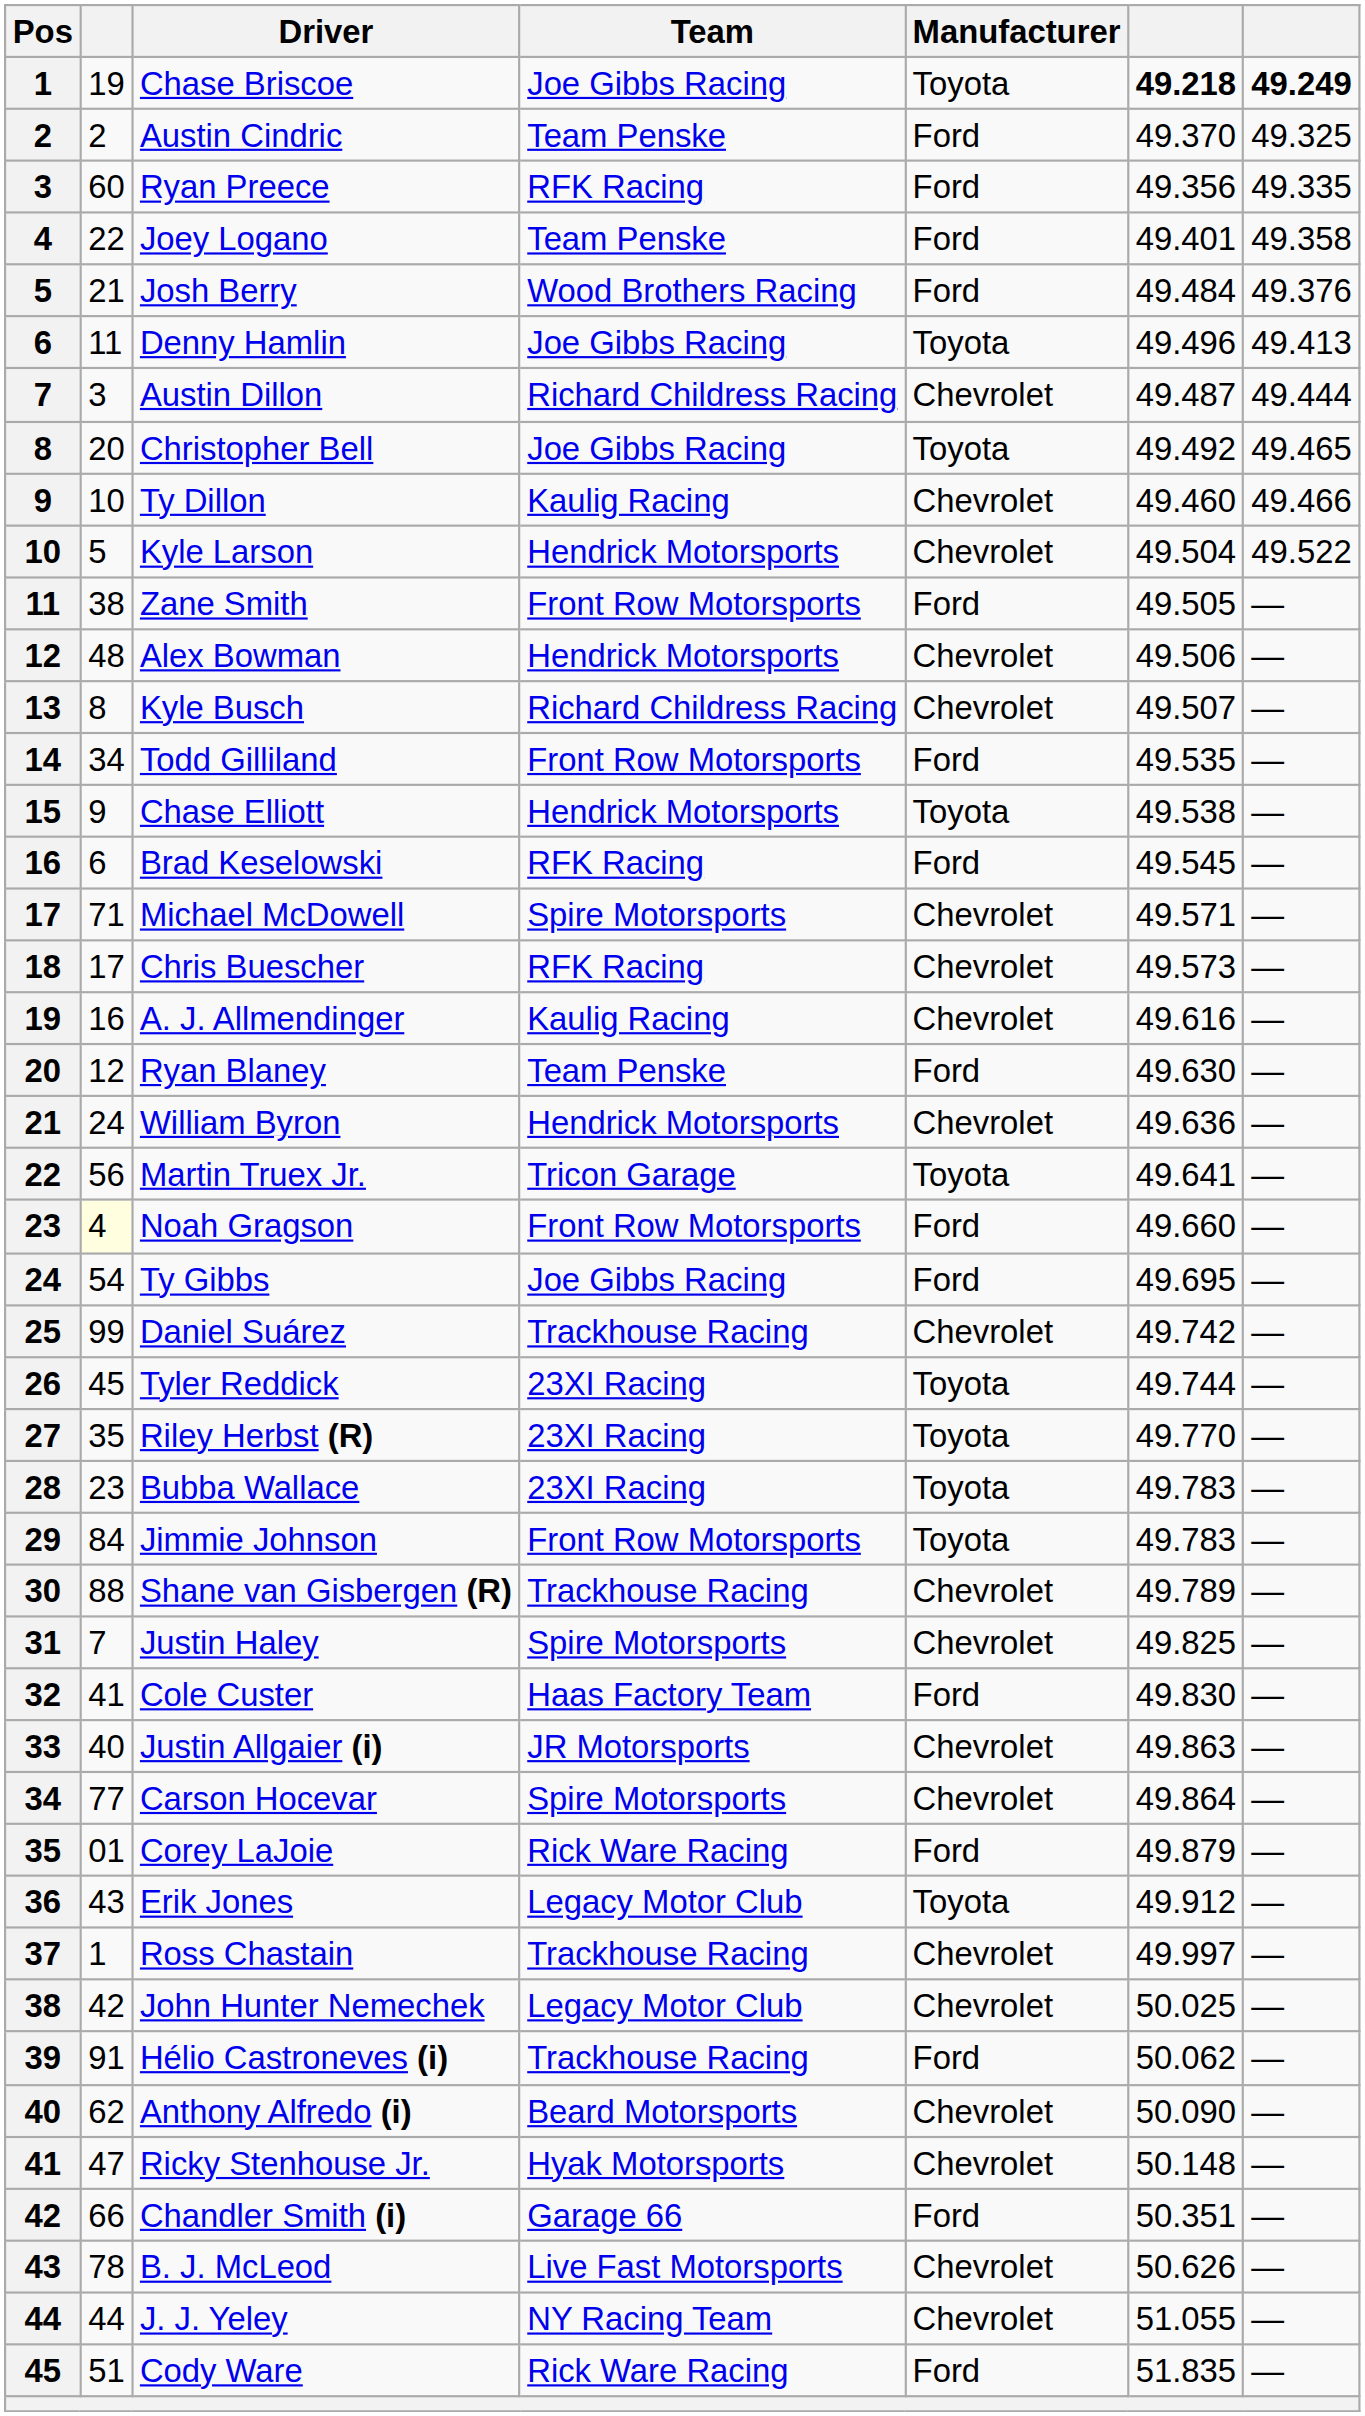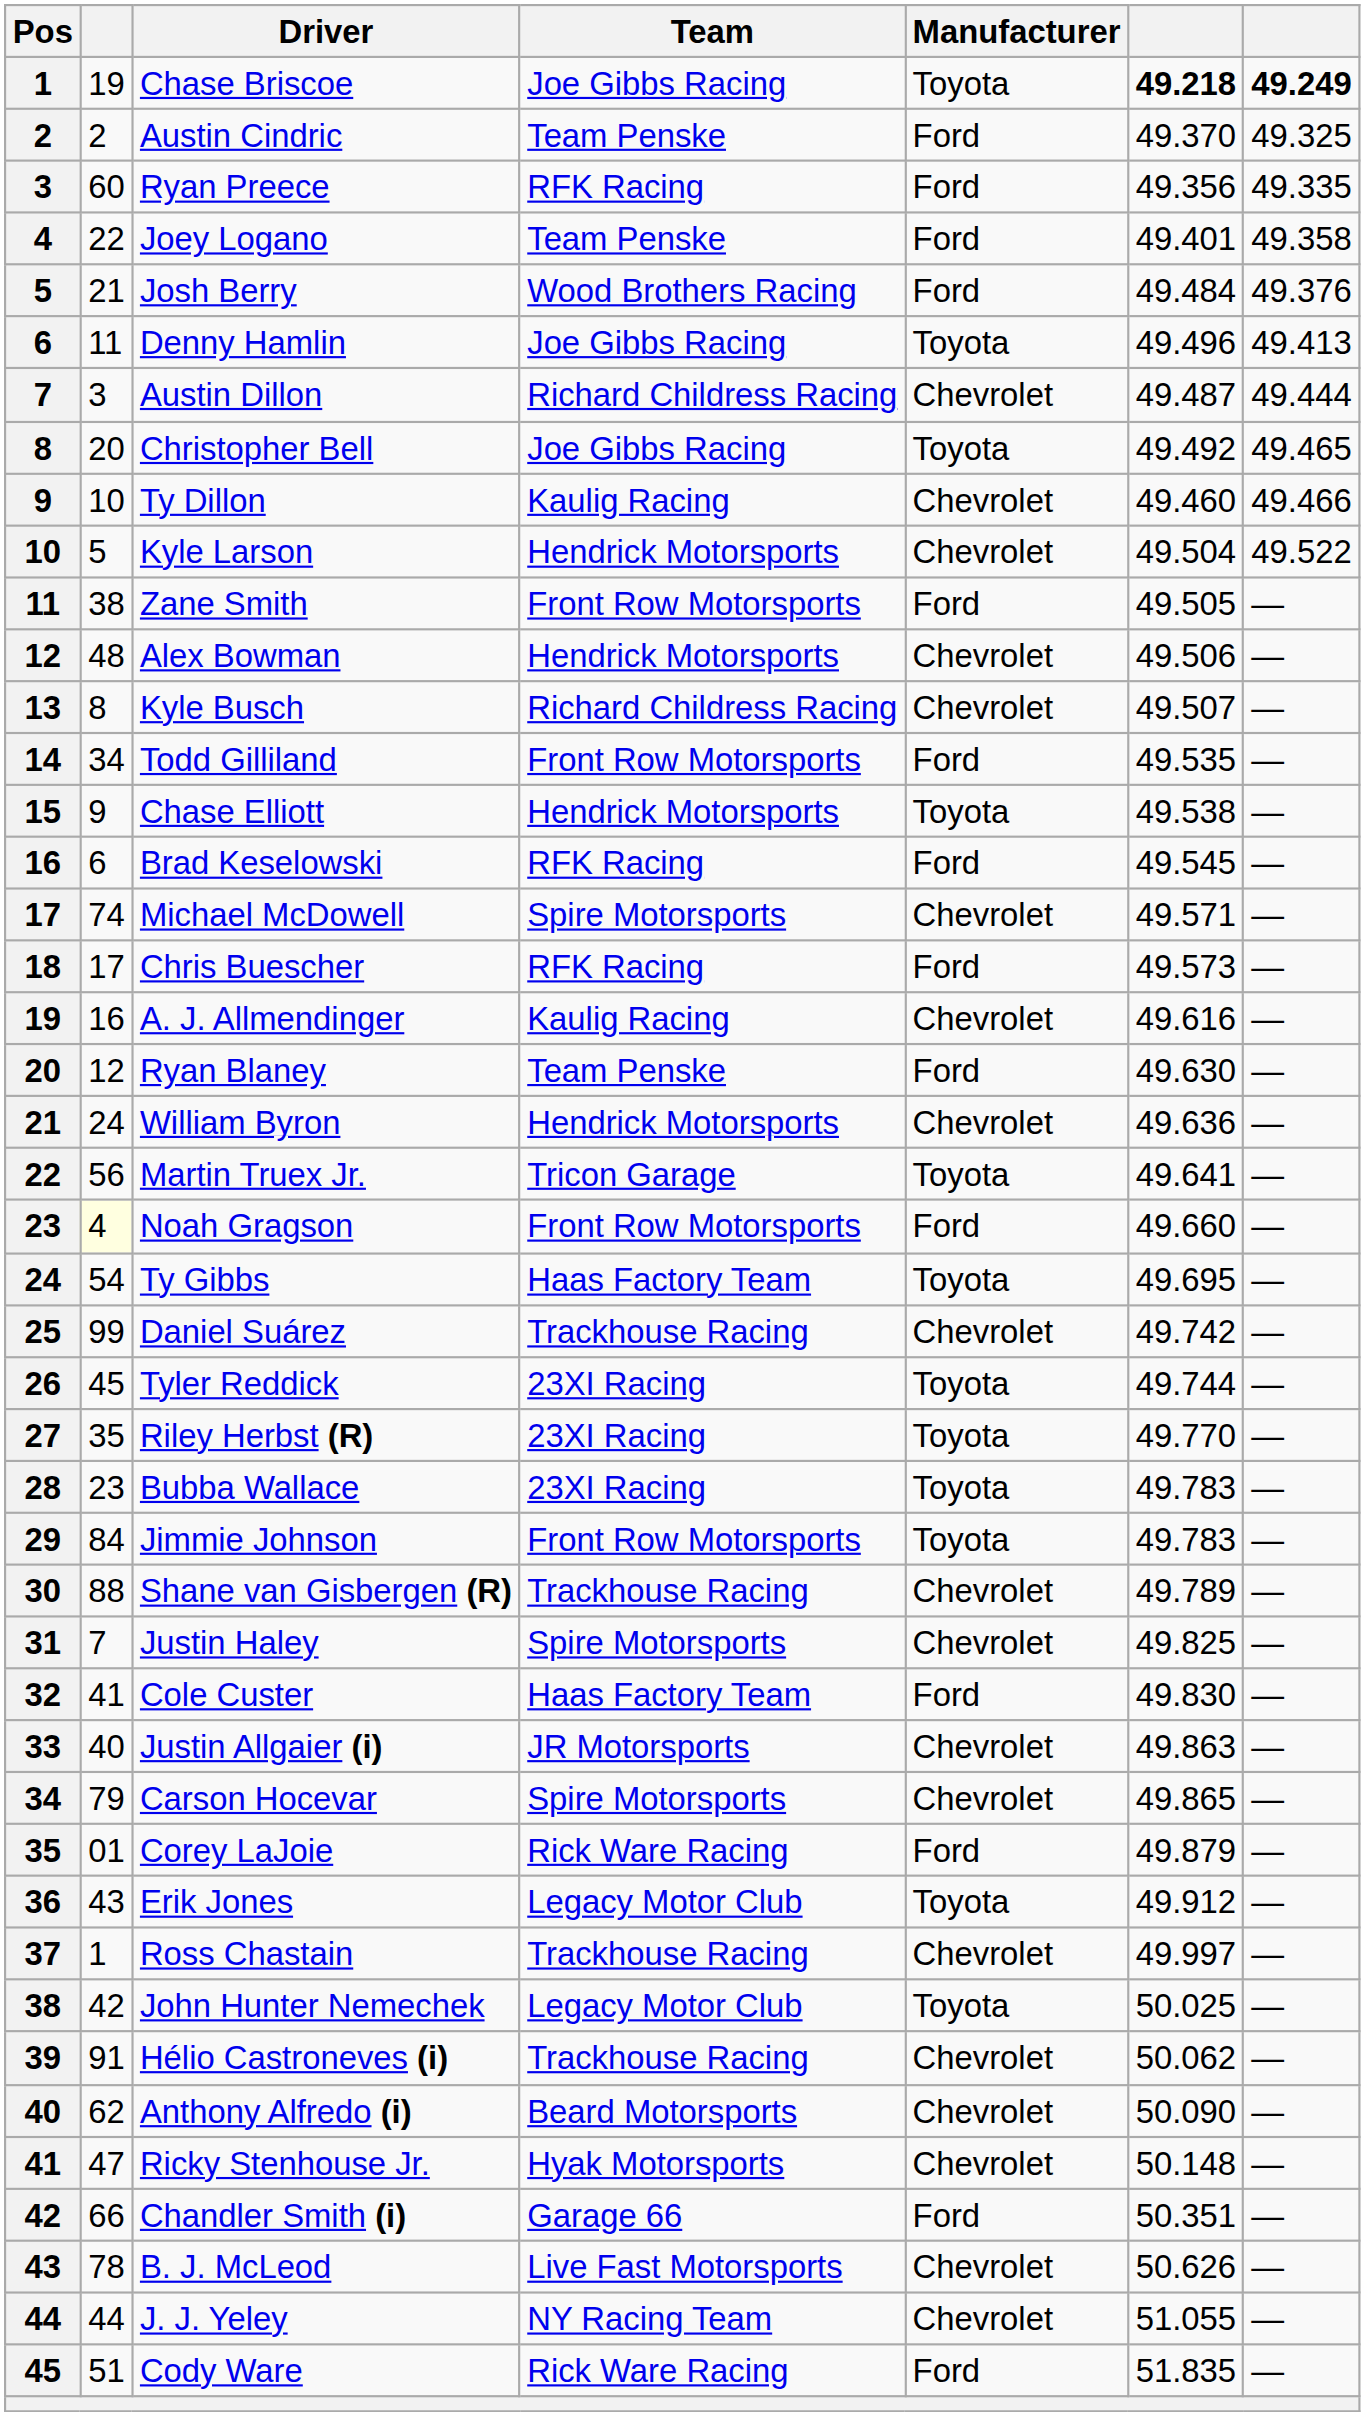(106, 915) 71 -> (106, 915) 74
(983, 967) Chevrolet -> (946, 967) Ford
(657, 1279) Joe Gibbs Racing -> (669, 1279) Haas Factory Team
(946, 1279) Ford -> (961, 1279) Toyota
(106, 1798) 77 -> (106, 1798) 79
(1186, 1798) 49.864 -> (1186, 1798) 49.865
(983, 2006) Chevrolet -> (961, 2006) Toyota
(946, 2058) Ford -> (983, 2058) Chevrolet
